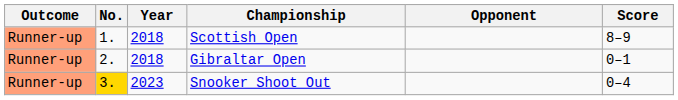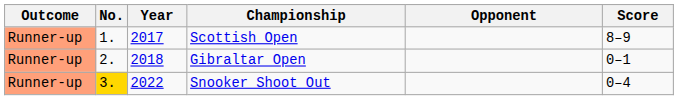(147, 38) 2018 -> (147, 38) 2017
(147, 83) 2023 -> (147, 83) 2022
